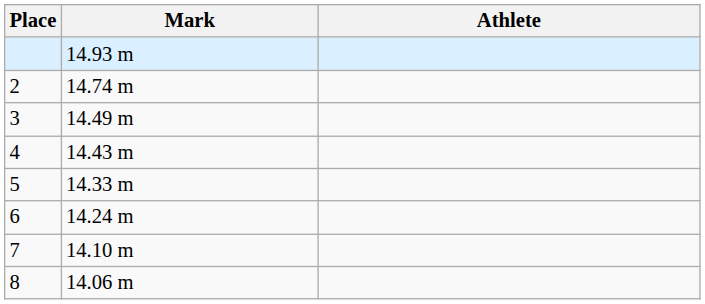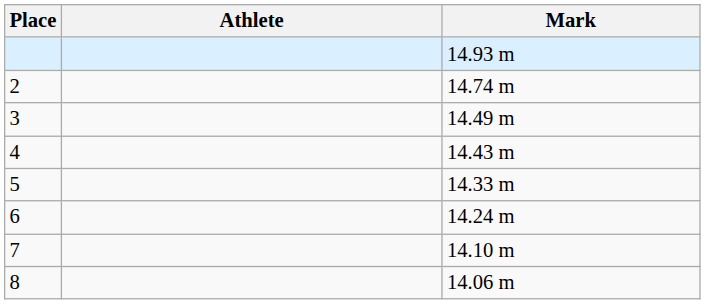columns swapped: (509, 20) <-> (190, 20)
